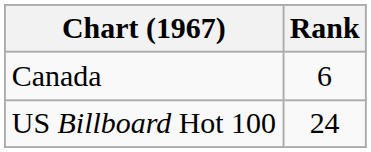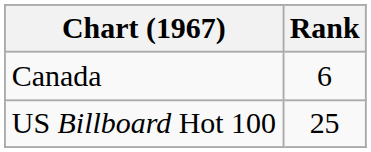(325, 123) 24 -> (325, 123) 25
